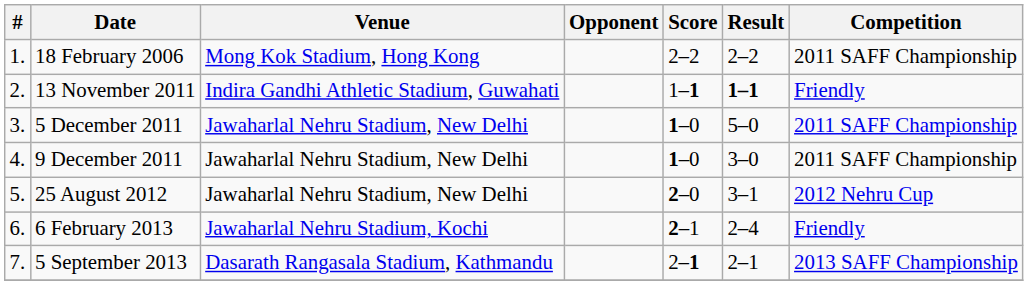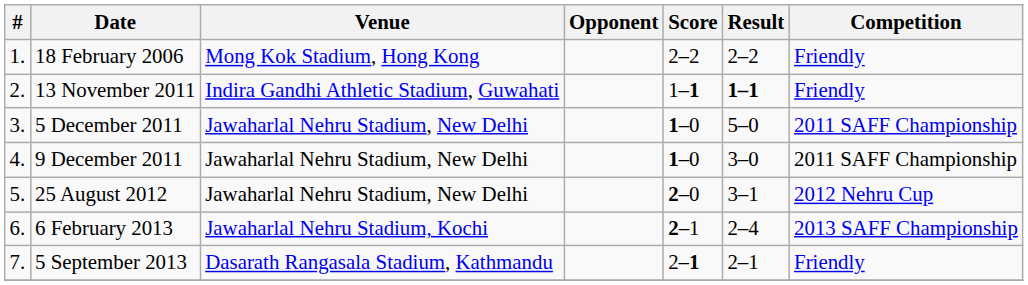(906, 56) 2011 SAFF Championship -> (829, 56) Friendly
(829, 228) Friendly -> (906, 228) 2013 SAFF Championship
(906, 263) 2013 SAFF Championship -> (829, 263) Friendly
